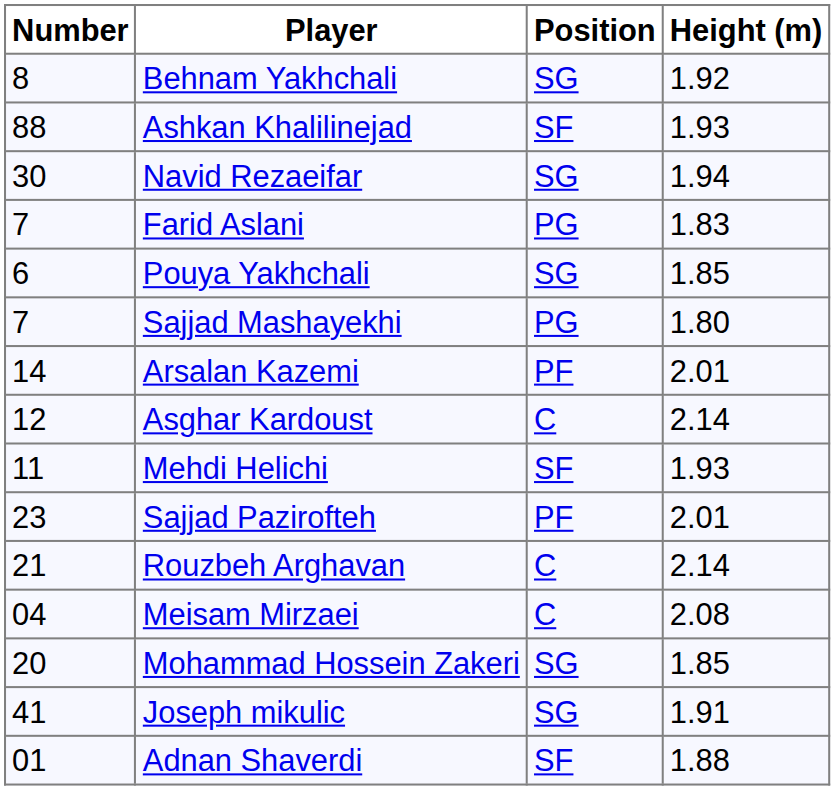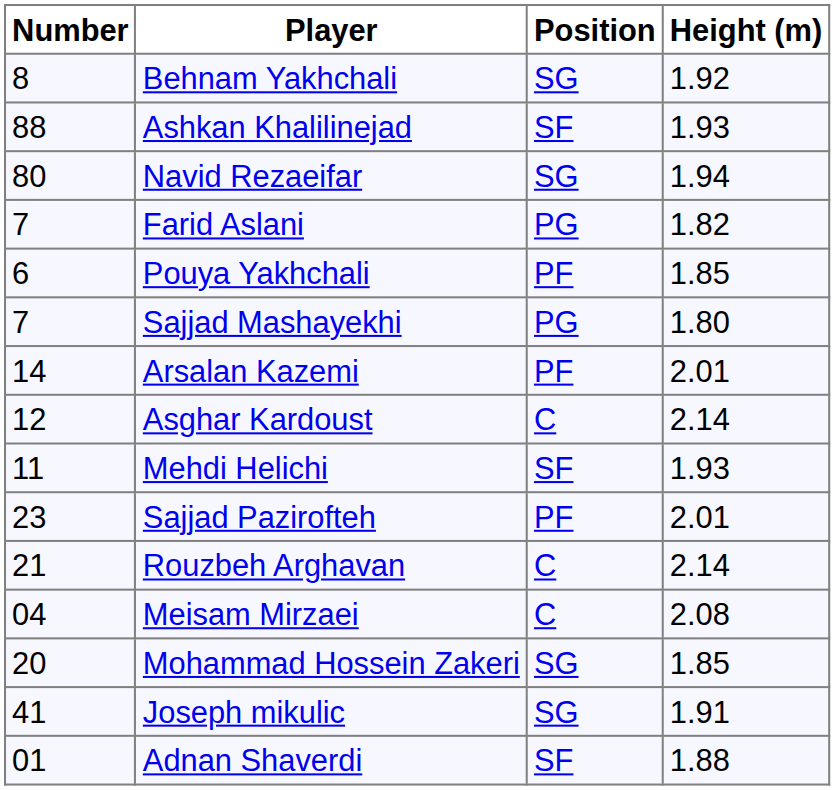(29, 176) 30 -> (29, 176) 80
(700, 224) 1.83 -> (700, 224) 1.82
(556, 273) SG -> (554, 273) PF
